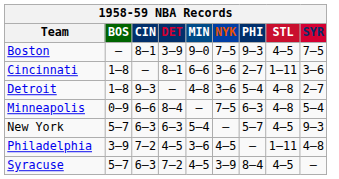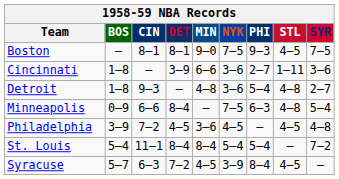(172, 52) 3–9 -> (179, 52) 8–1
(172, 71) 8–1 -> (179, 71) 3–9
- row: (36, 128)
(283, 147) 1–11 -> (290, 128) 4–5
+ row: (39, 147)
